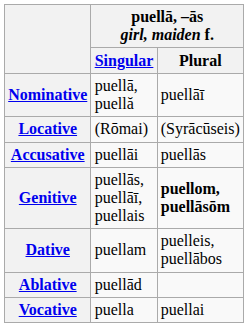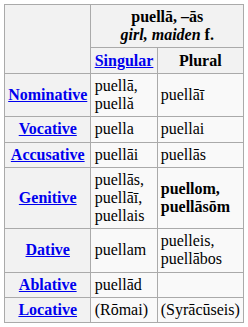rows swapped: (48, 310) <-> (48, 129)
